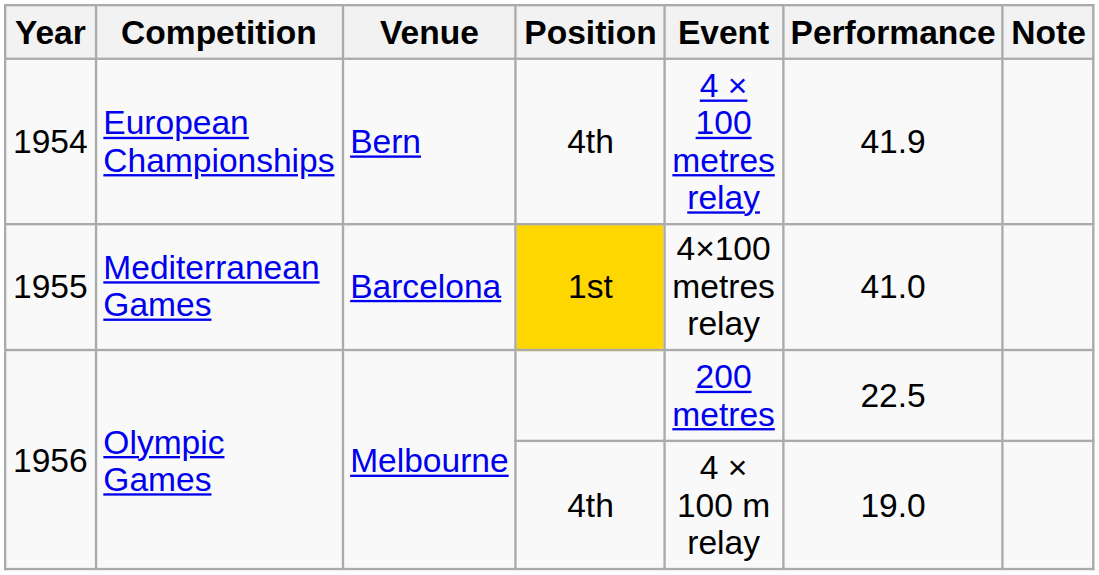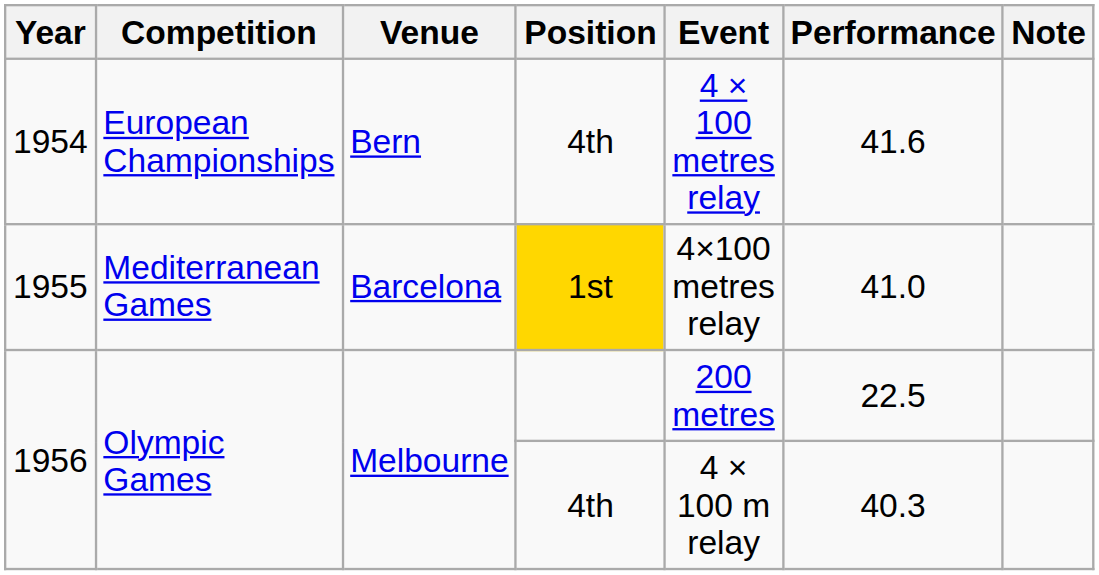(893, 141) 41.9 -> (893, 141) 41.6
(893, 505) 19.0 -> (893, 505) 40.3
